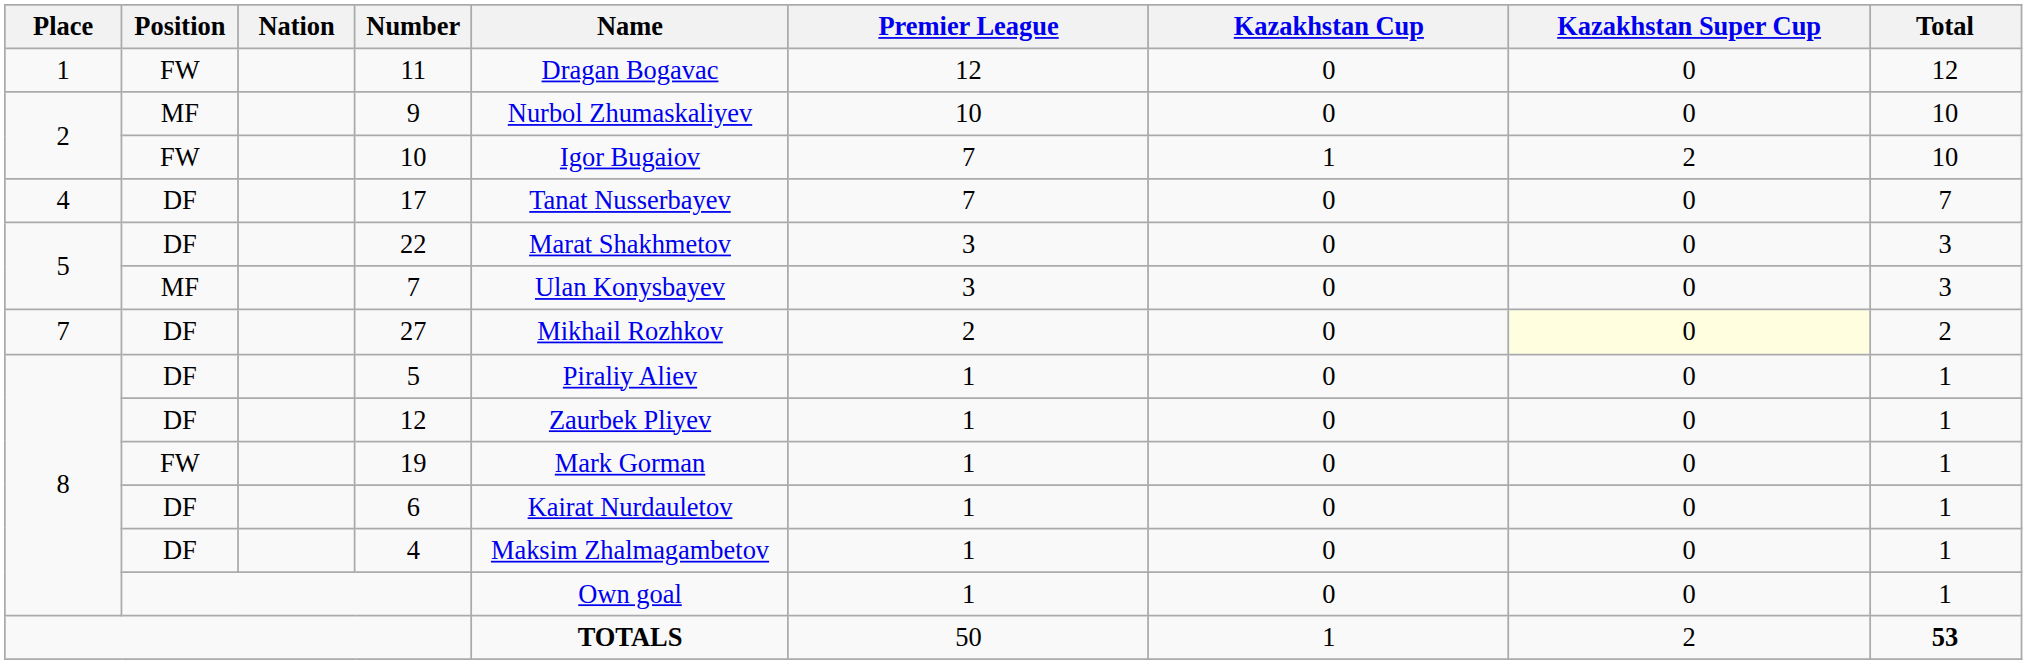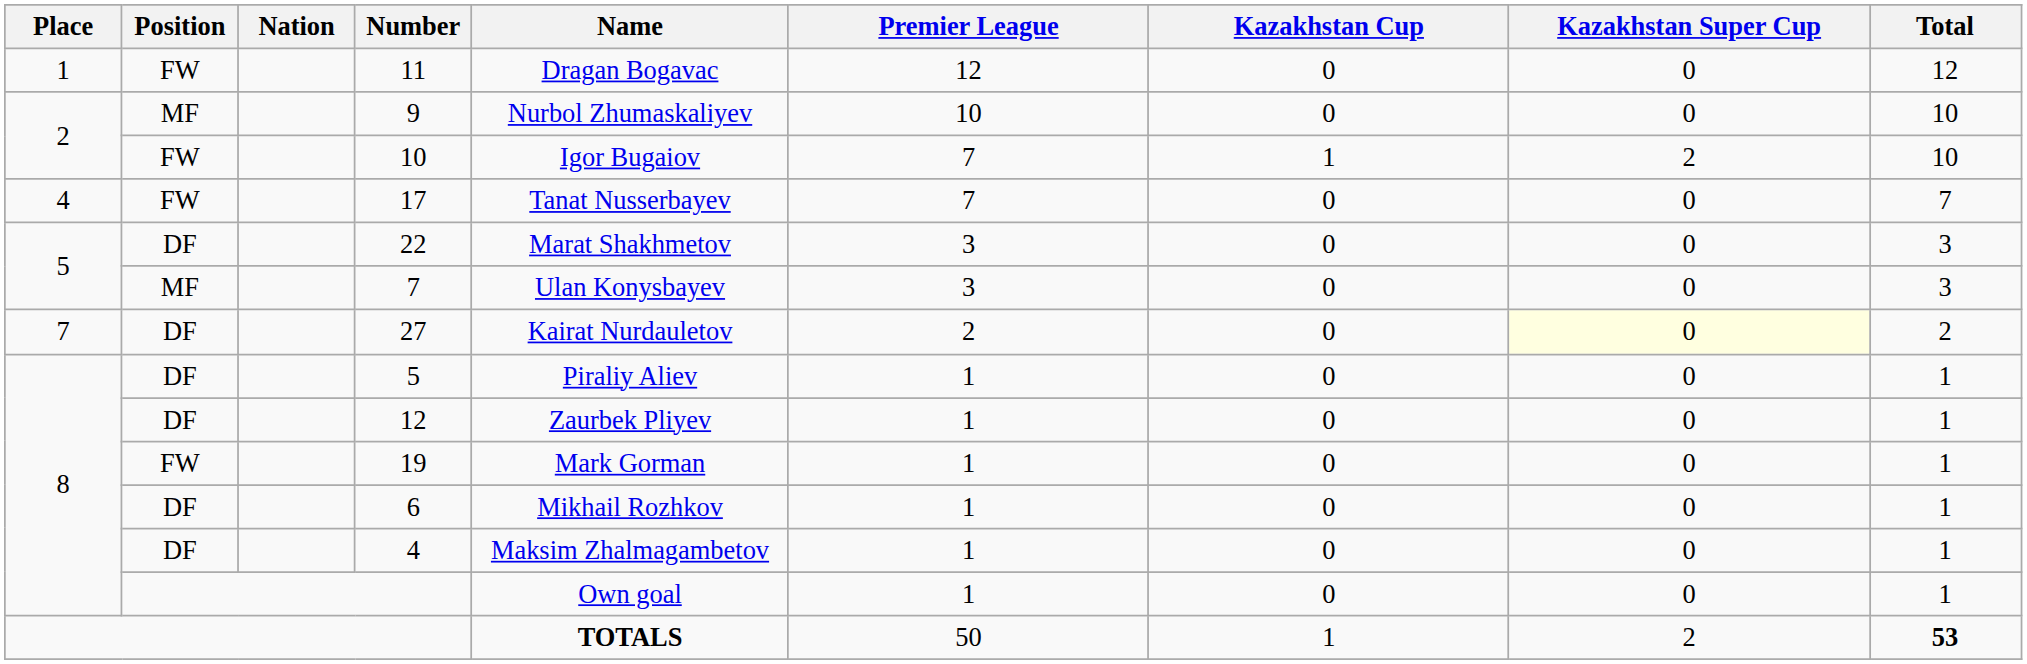(180, 200) DF -> (180, 200) FW
(630, 331) Mikhail Rozhkov -> (630, 331) Kairat Nurdauletov
(630, 506) Kairat Nurdauletov -> (630, 506) Mikhail Rozhkov
